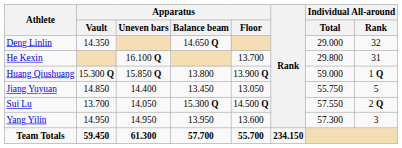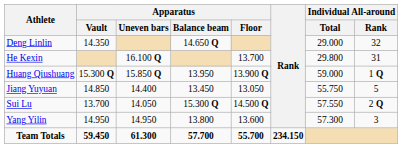(201, 74) 13.800 -> (201, 74) 13.950
(201, 120) 13.950 -> (201, 120) 13.800
